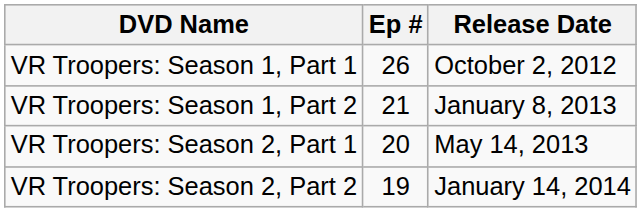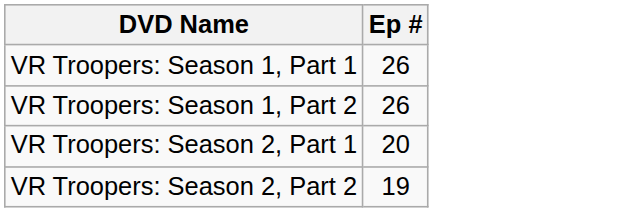- column: (533, 24)
(396, 105) 21 -> (396, 105) 26
